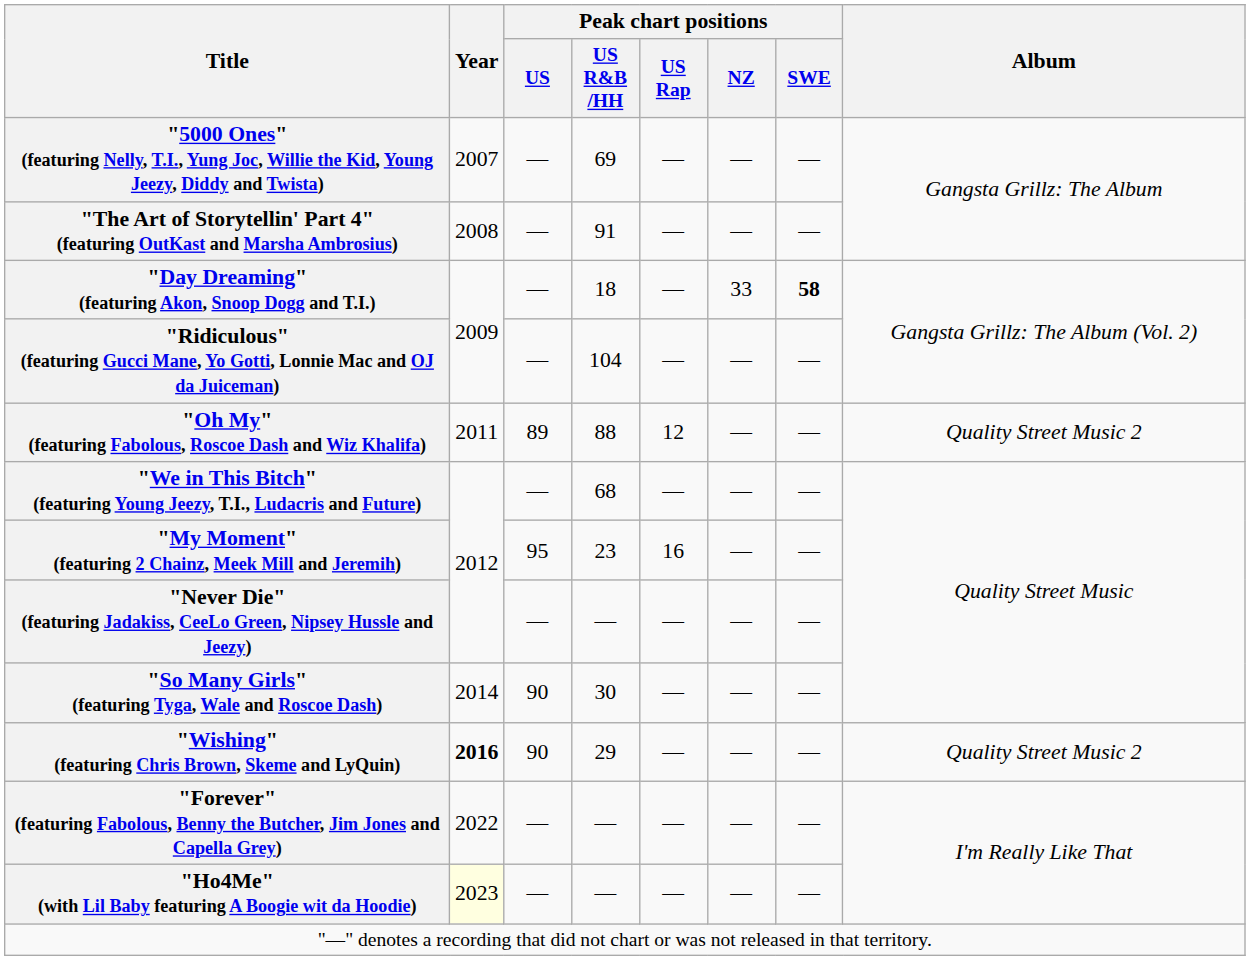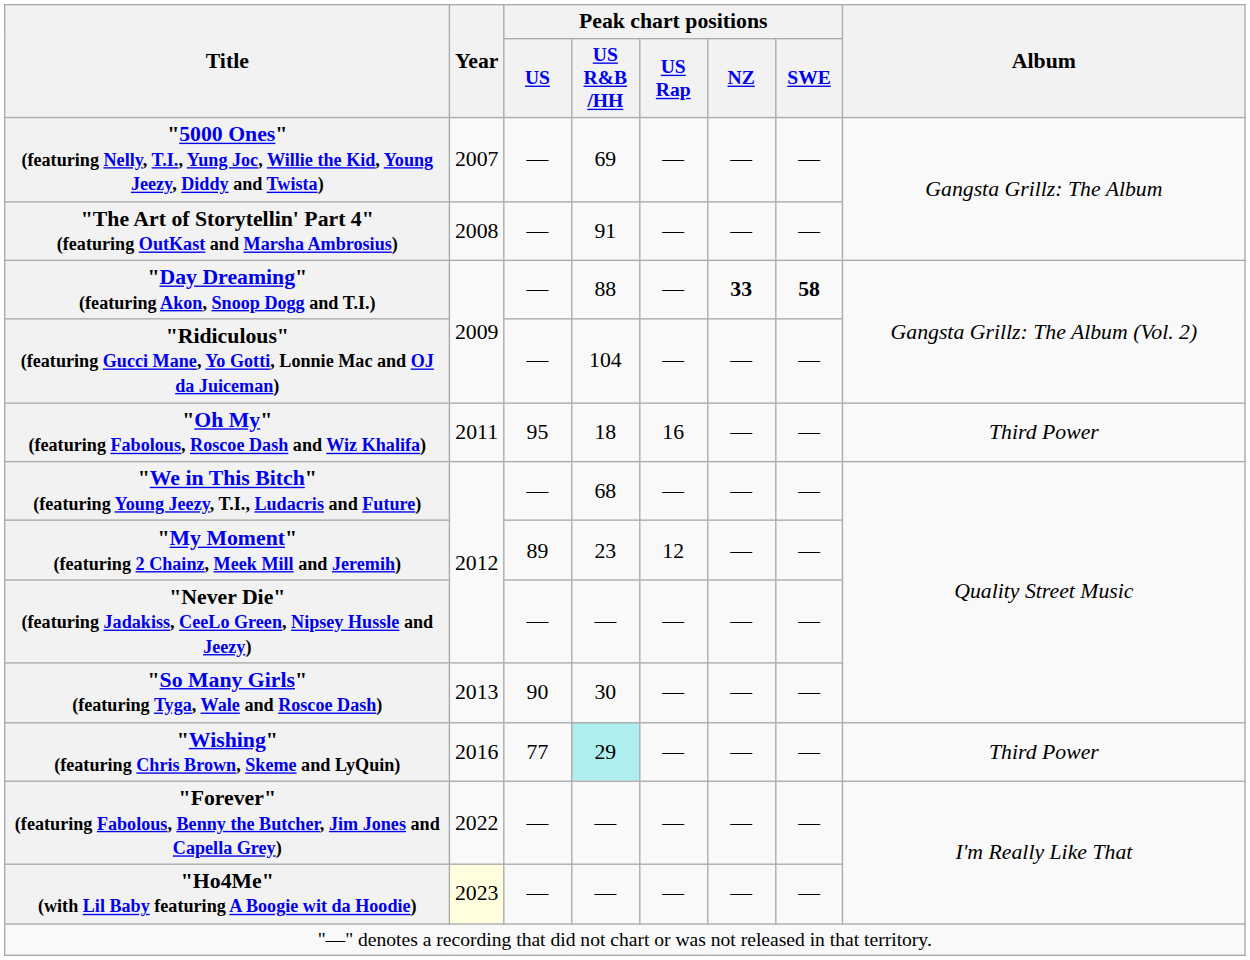(605, 289) 18 -> (605, 289) 88
(741, 289) normal -> (741, 289) bold
(537, 431) 89 -> (537, 431) 95
(605, 431) 88 -> (605, 431) 18
(673, 431) 12 -> (673, 431) 16
(1044, 431) Quality Street Music 2 -> (1044, 431) Third Power
(537, 549) 95 -> (537, 549) 89
(673, 549) 16 -> (673, 549) 12
(477, 692) 2014 -> (477, 692) 2013
(477, 751) bold -> (477, 751) normal
(537, 751) 90 -> (537, 751) 77
(605, 751) no background -> (605, 751) paleturquoise background
(1044, 751) Quality Street Music 2 -> (1044, 751) Third Power
